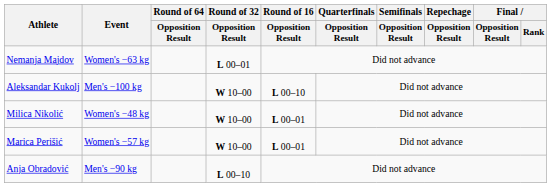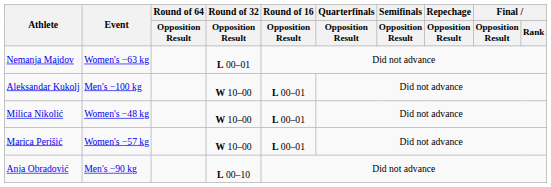(288, 93) L 00–10 -> (288, 93) L 00–01
